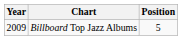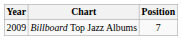(158, 27) 5 -> (158, 27) 7
